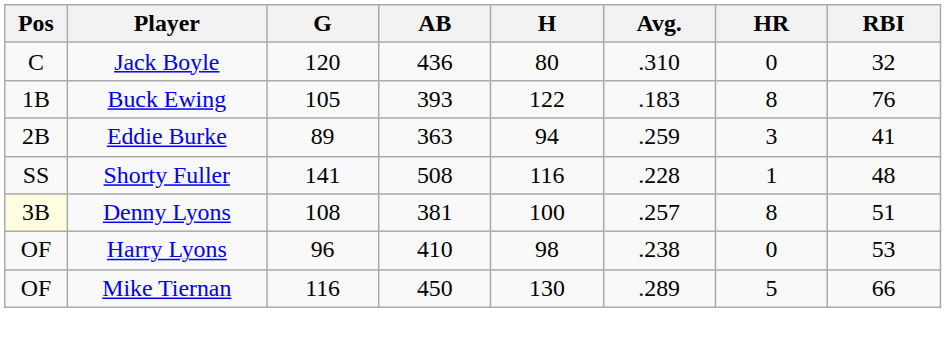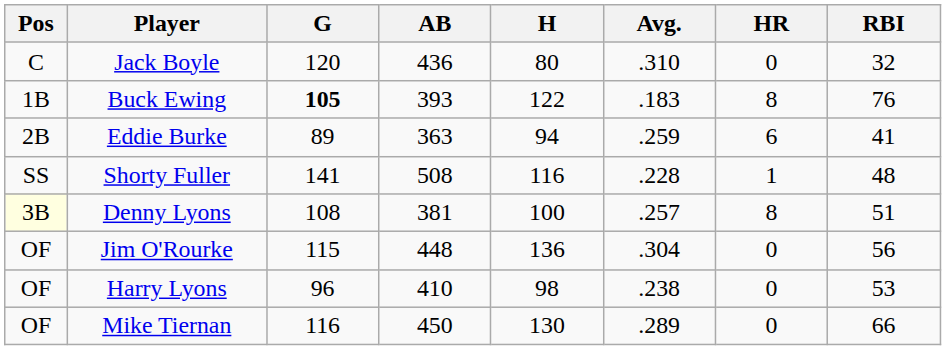(323, 99) normal -> (323, 99) bold
(771, 136) 3 -> (771, 136) 6
+ row: (167, 250)
(771, 288) 5 -> (771, 325) 0
